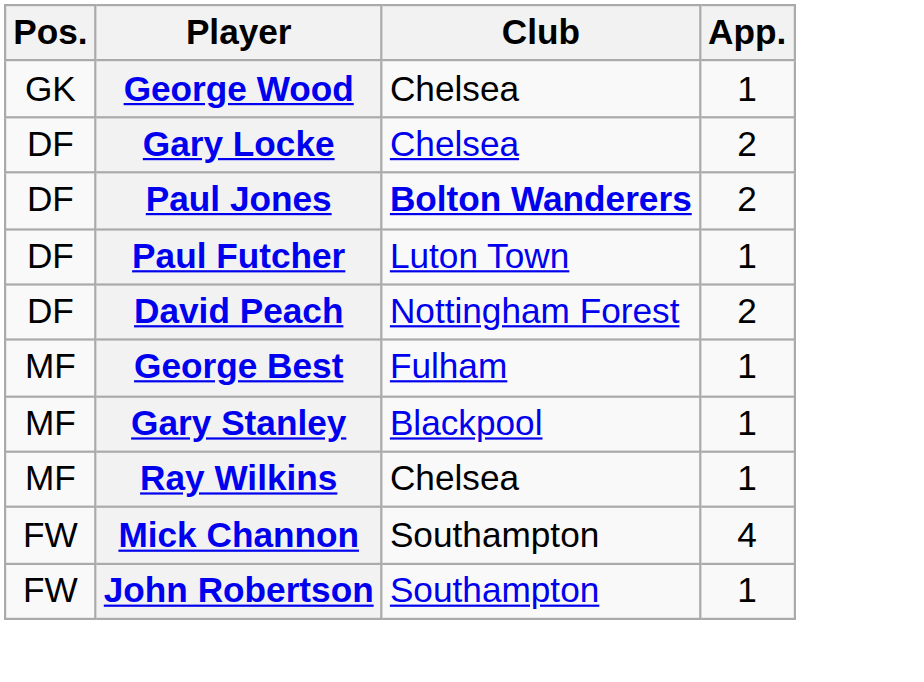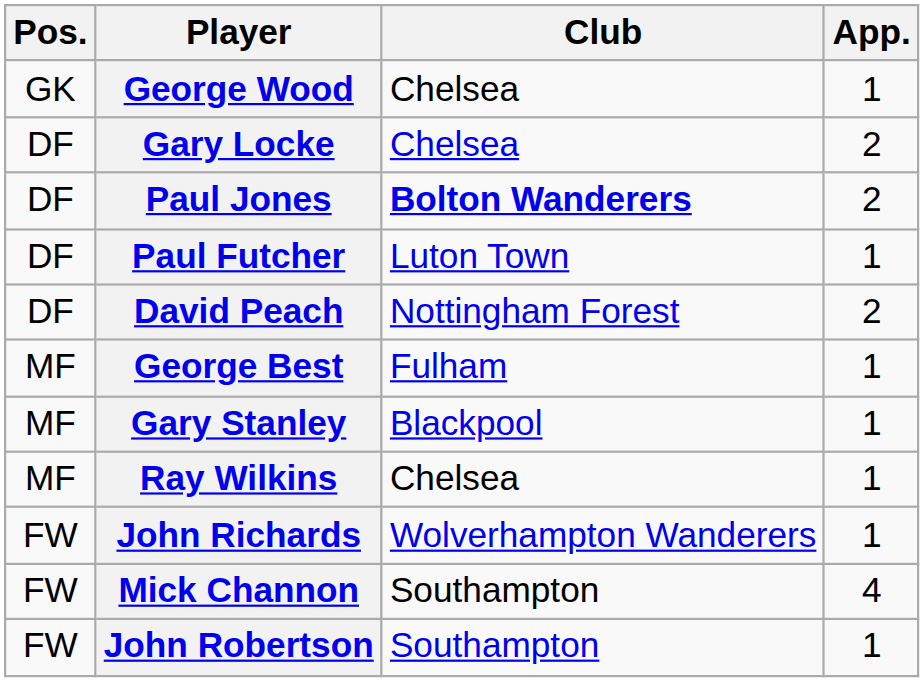+ row: (239, 534)
